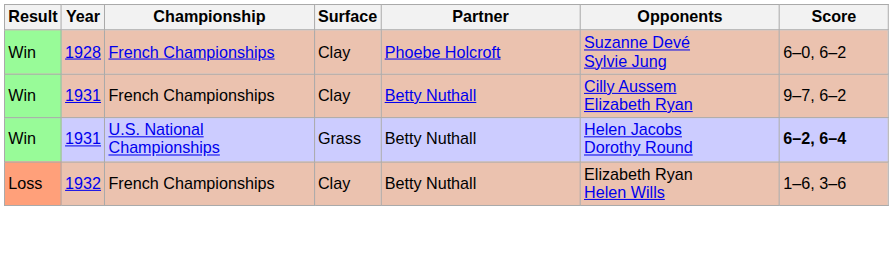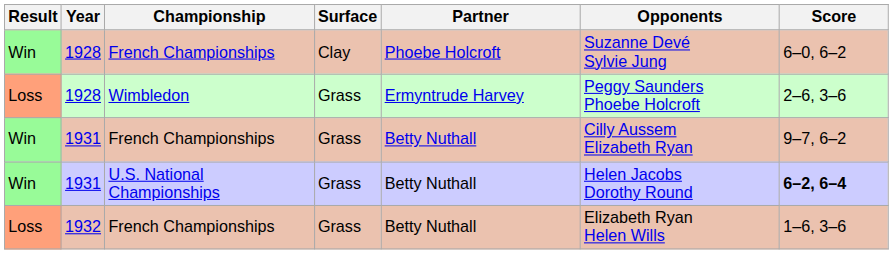+ row: (83, 95)
(334, 95) Clay -> (339, 139) Grass
(334, 183) Clay -> (339, 227) Grass
